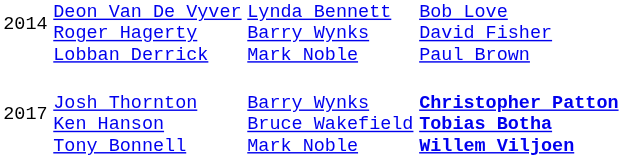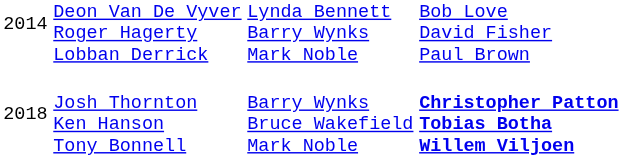(25, 114) 2017 -> (25, 114) 2018
